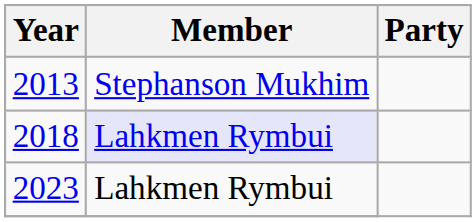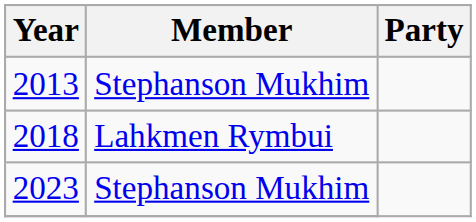(214, 135) lavender background -> (214, 135) no background
(214, 188) Lahkmen Rymbui -> (232, 188) Stephanson Mukhim
